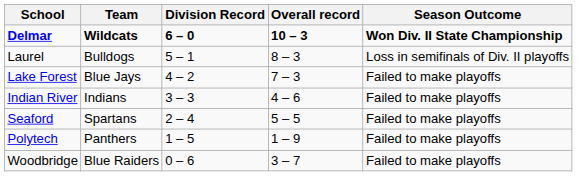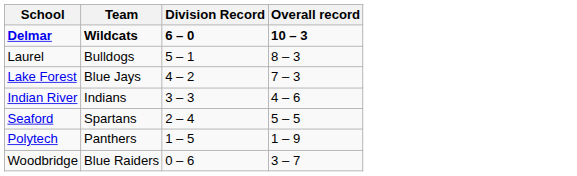- column: (468, 14)
